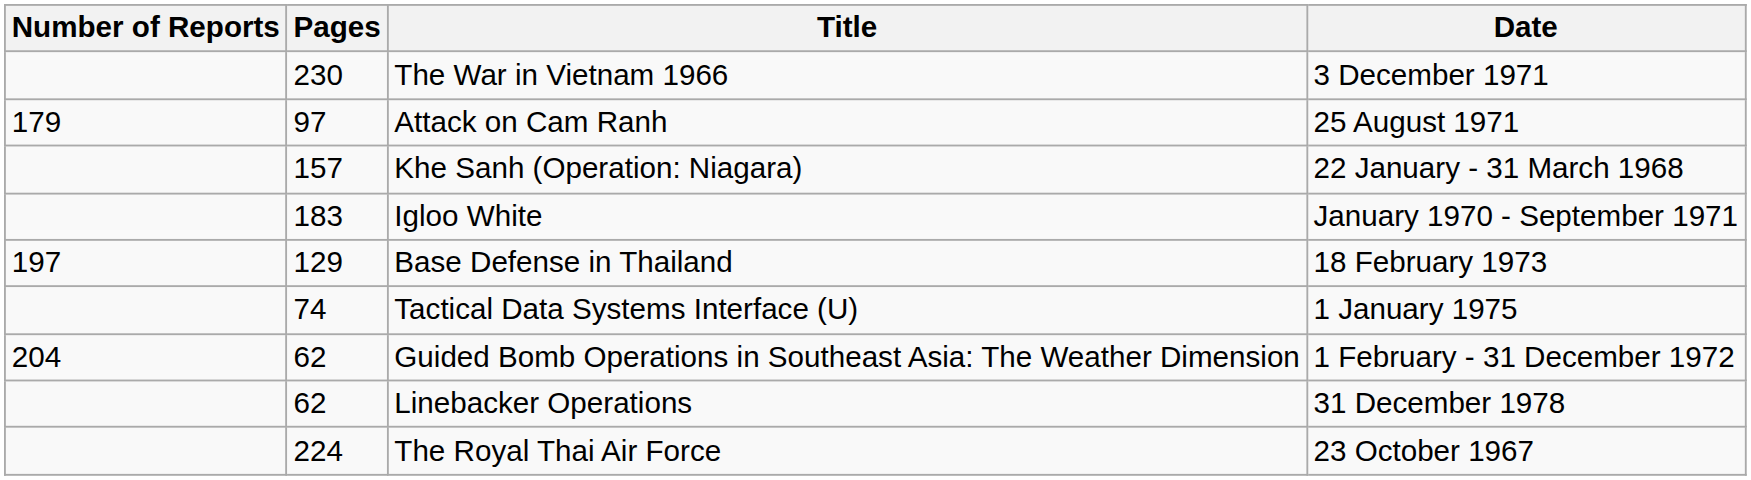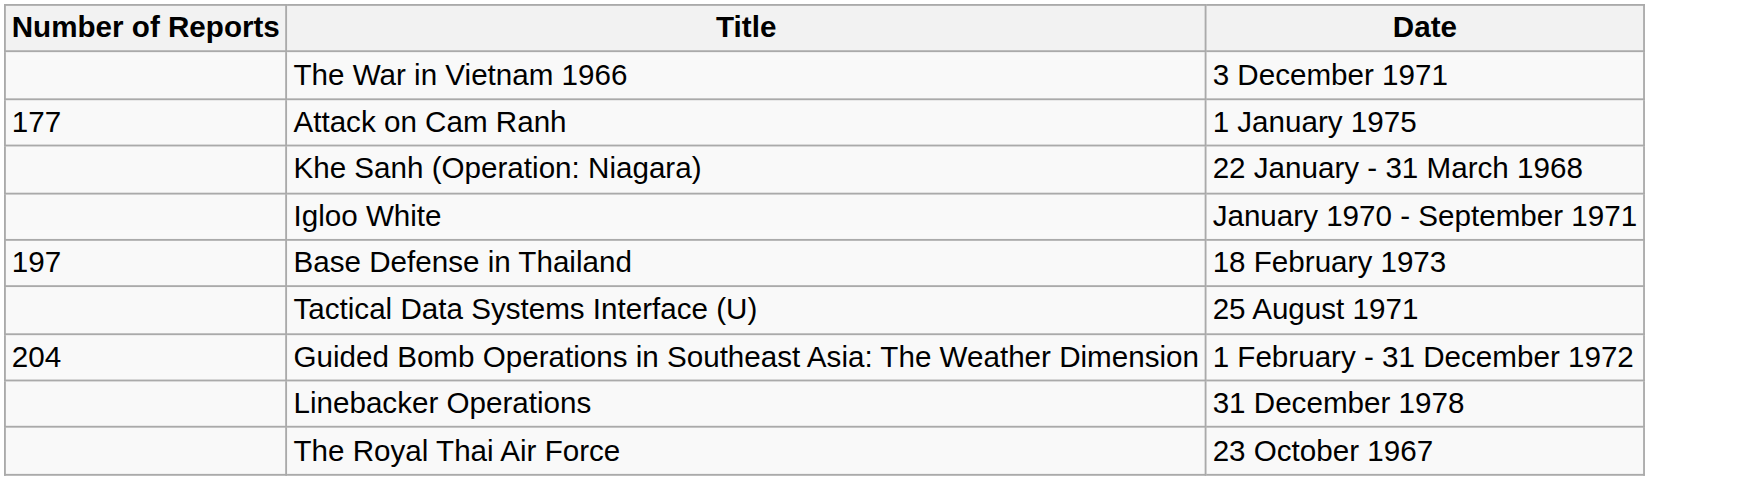- column: (337, 27)
(36, 121) 179 -> (36, 121) 177
(1416, 121) 25 August 1971 -> (1315, 121) 1 January 1975
(1416, 309) 1 January 1975 -> (1316, 309) 25 August 1971
